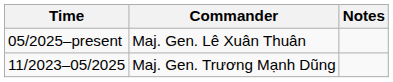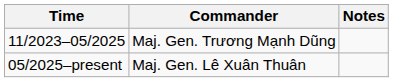rows swapped: (65, 40) <-> (67, 64)
